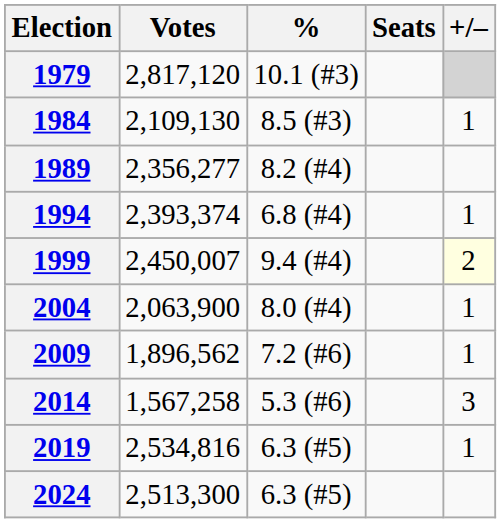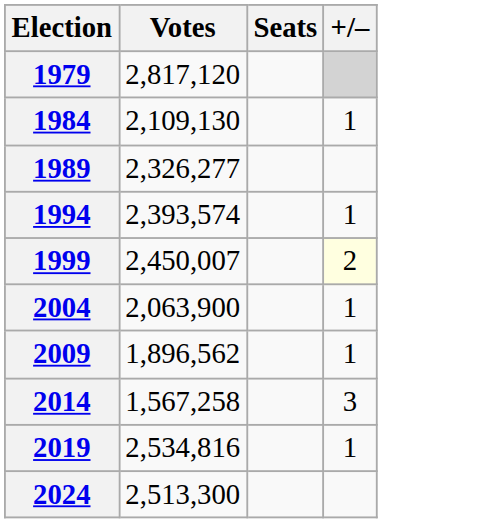- column: (306, 27)
(183, 167) 2,356,277 -> (183, 167) 2,326,277
(183, 213) 2,393,374 -> (183, 213) 2,393,574
